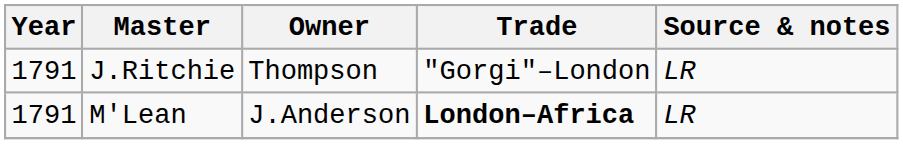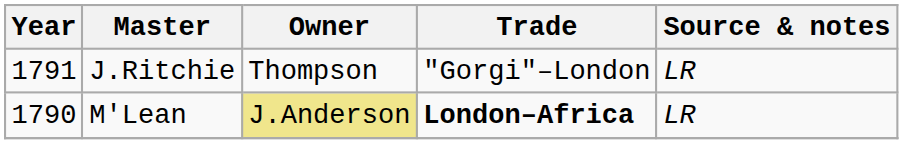(44, 115) 1791 -> (44, 115) 1790
(329, 115) no background -> (329, 115) khaki background
